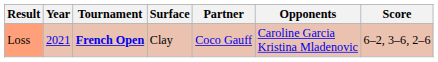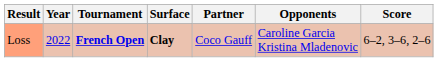(58, 40) 2021 -> (58, 40) 2022
(161, 40) normal -> (162, 40) bold
